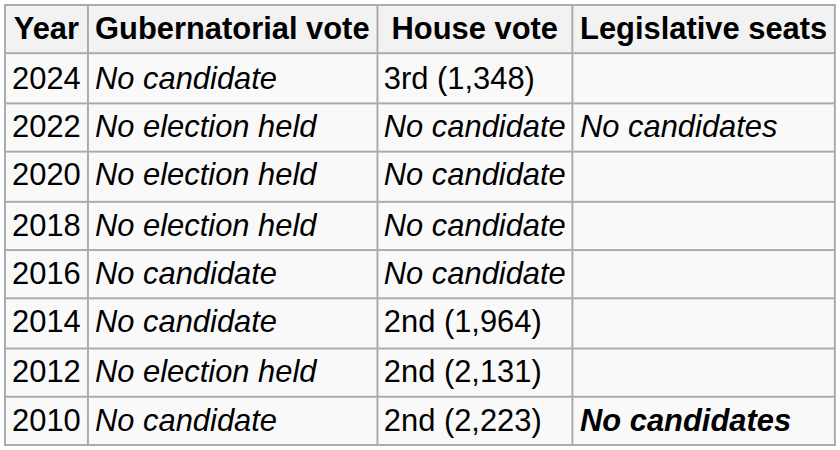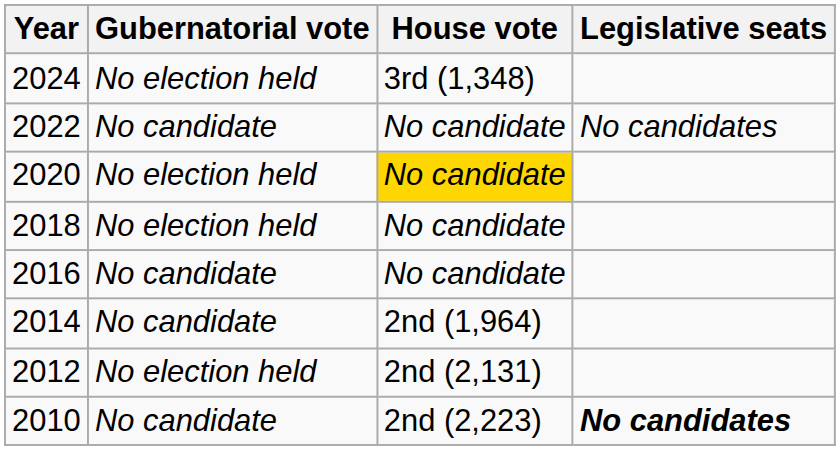(186, 77) No candidate -> (206, 77) No election held
(206, 126) No election held -> (186, 126) No candidate
(475, 175) no background -> (475, 175) gold background
